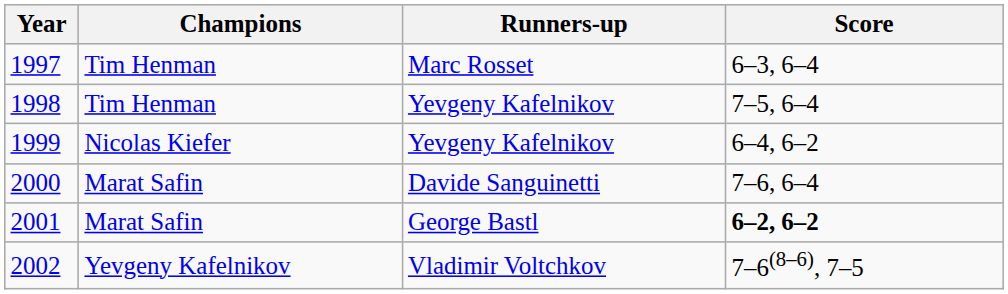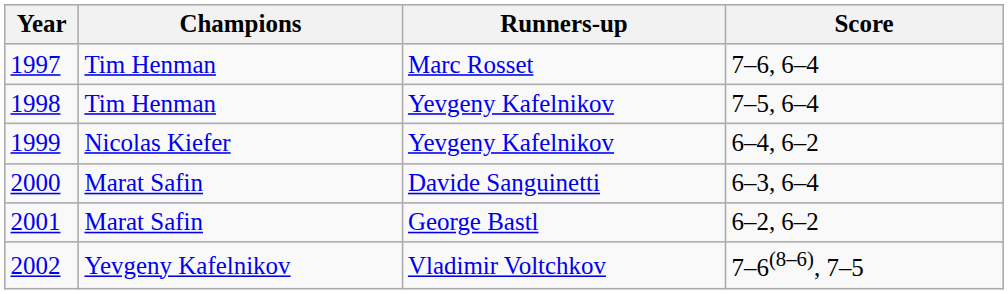(775, 63) 6–3, 6–4 -> (775, 63) 7–6, 6–4
(775, 182) 7–6, 6–4 -> (775, 182) 6–3, 6–4
(775, 222) bold -> (775, 222) normal
